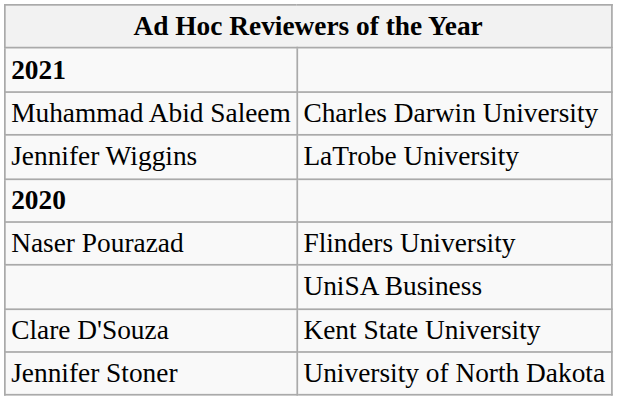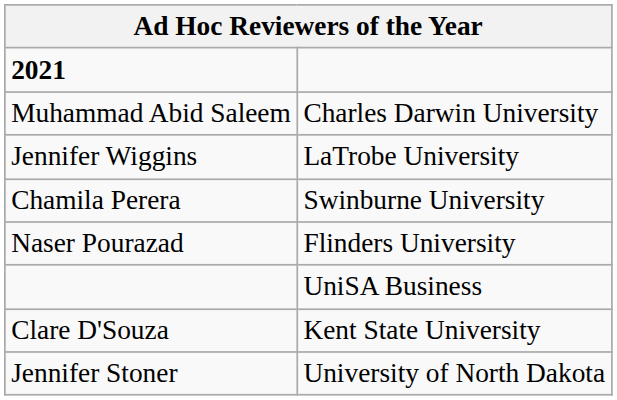- row: (39, 199)
+ row: (96, 199)
